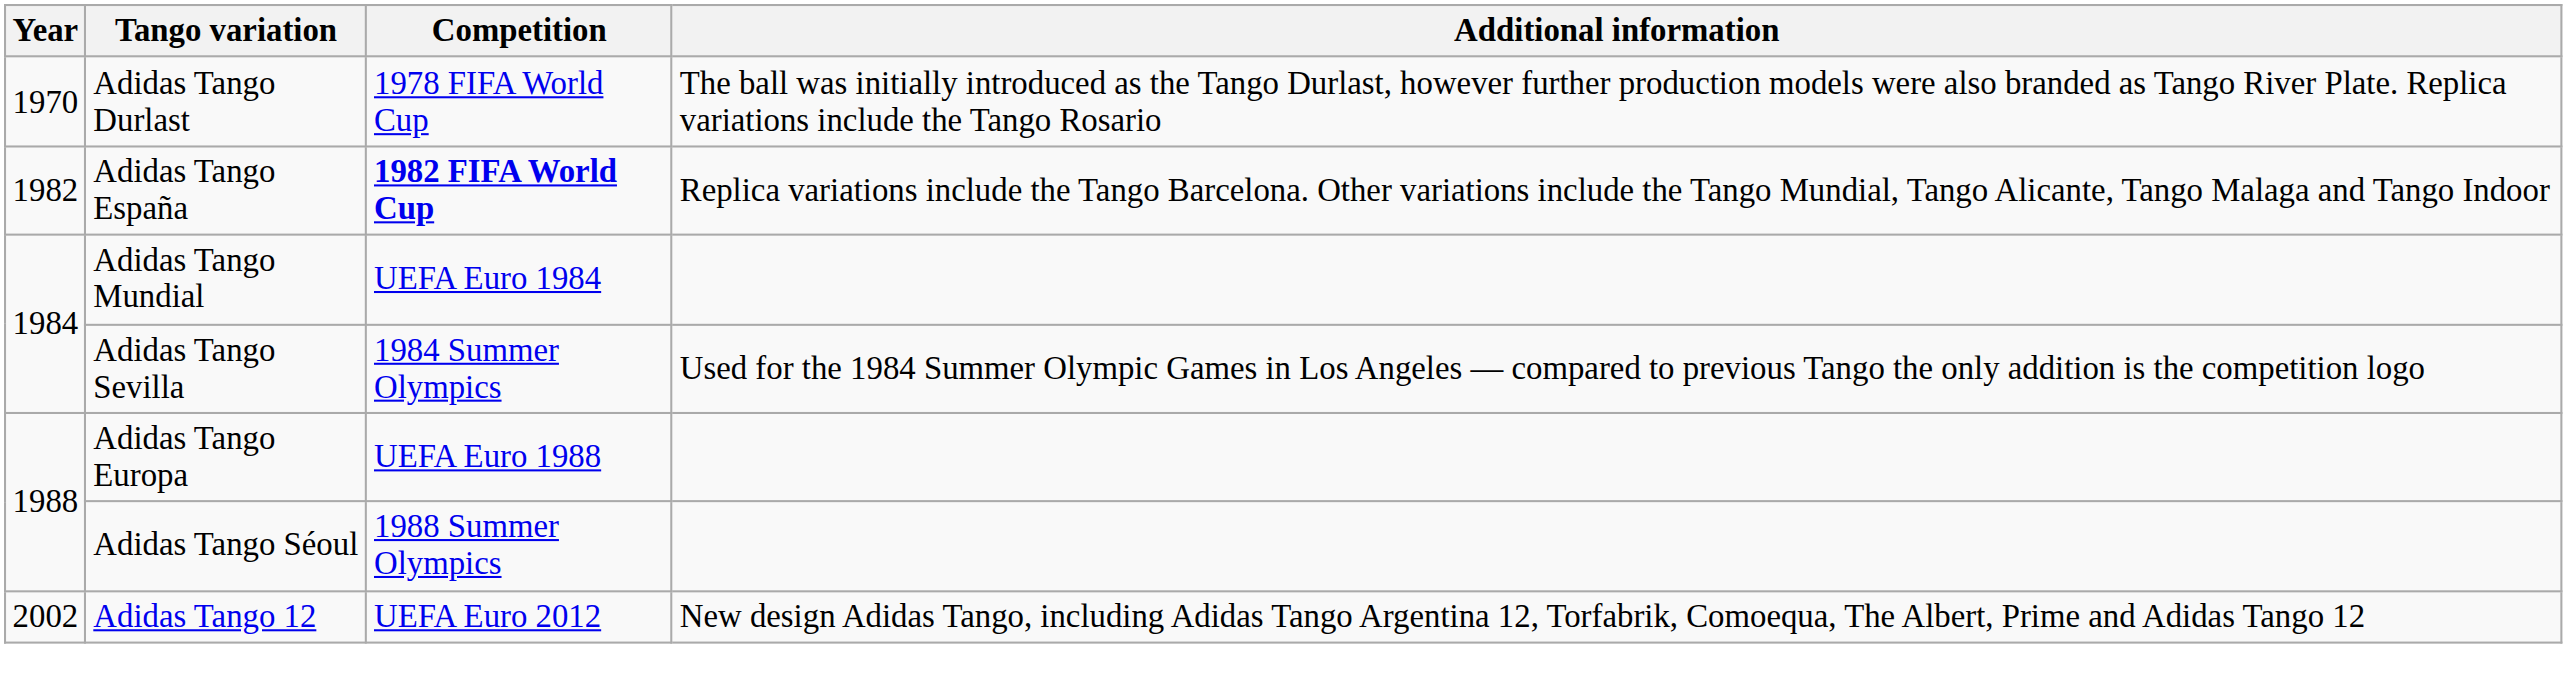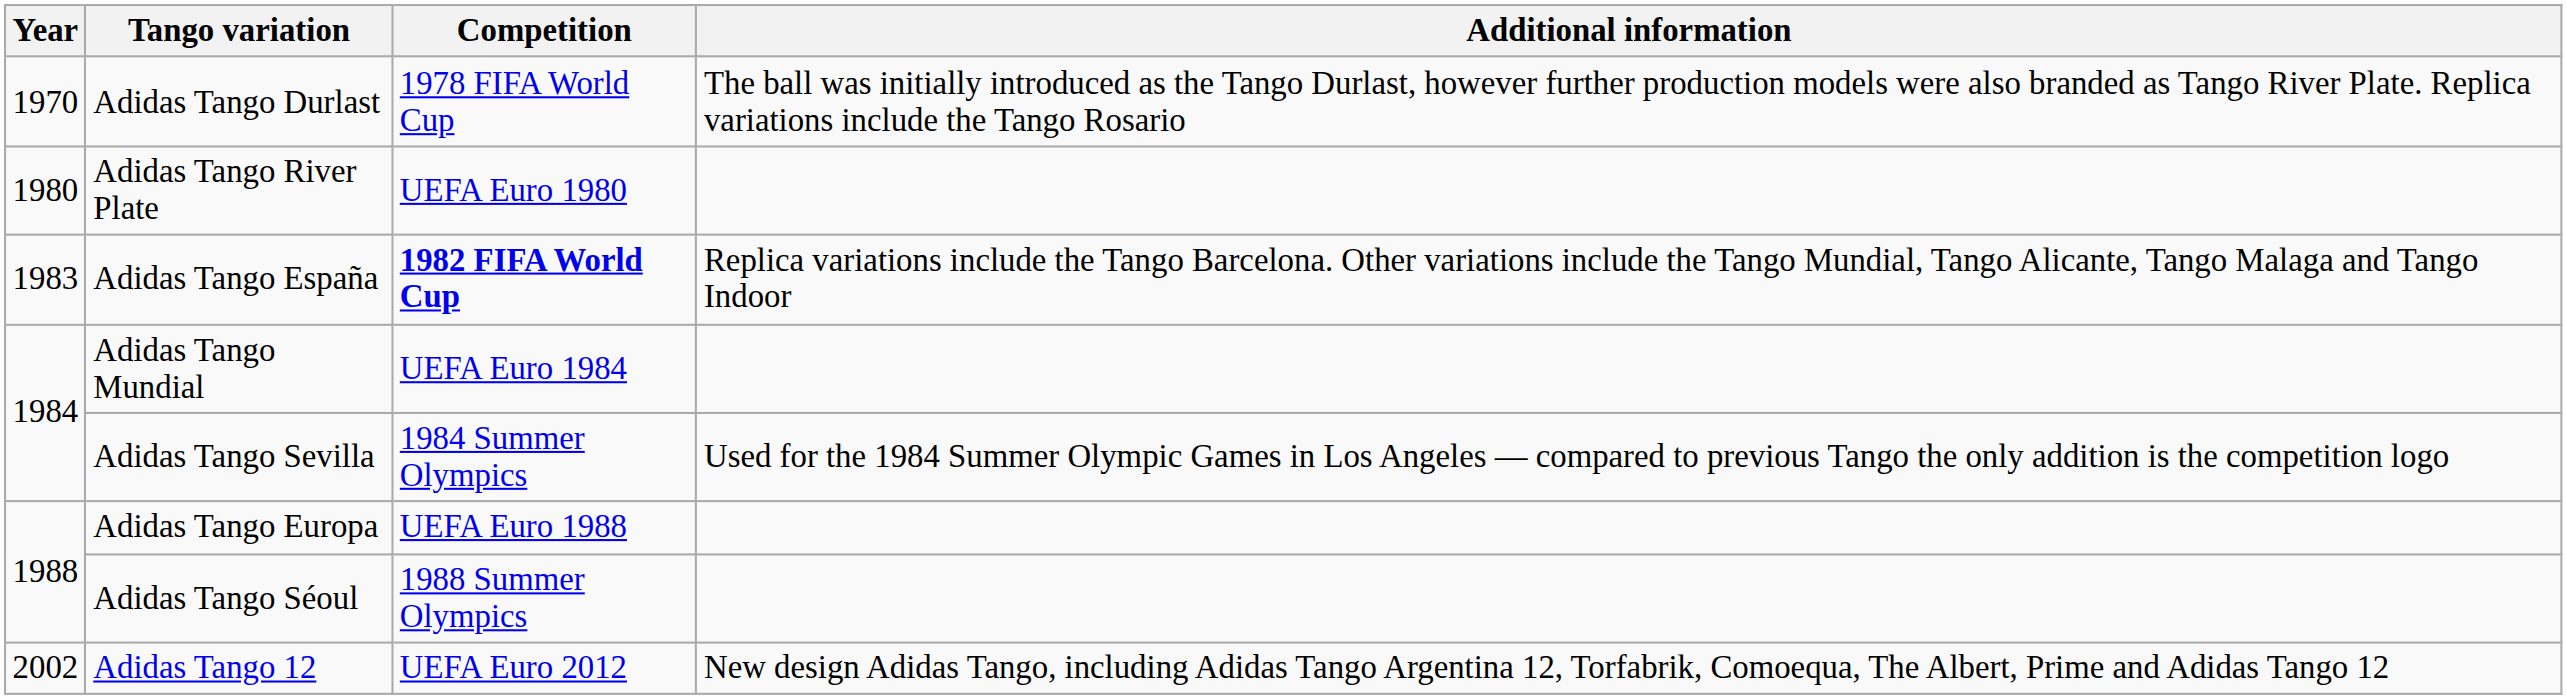+ row: (225, 189)
(45, 189) 1982 -> (45, 278) 1983
